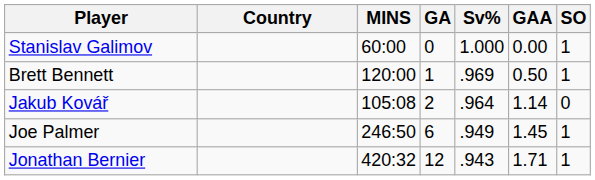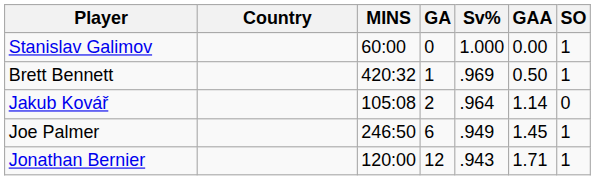(389, 75) 120:00 -> (389, 75) 420:32
(389, 160) 420:32 -> (389, 160) 120:00
